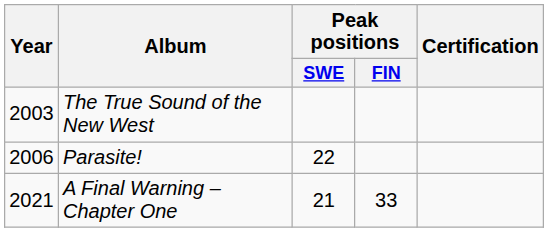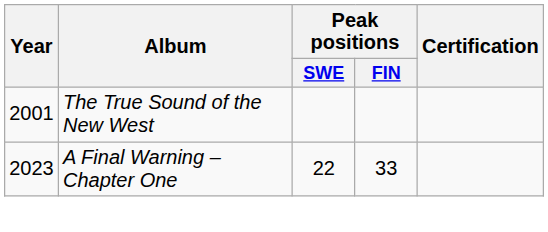(31, 114) 2003 -> (31, 114) 2001
- row: (102, 157)
(31, 200) 2021 -> (31, 168) 2023
(324, 200) 21 -> (324, 168) 22
